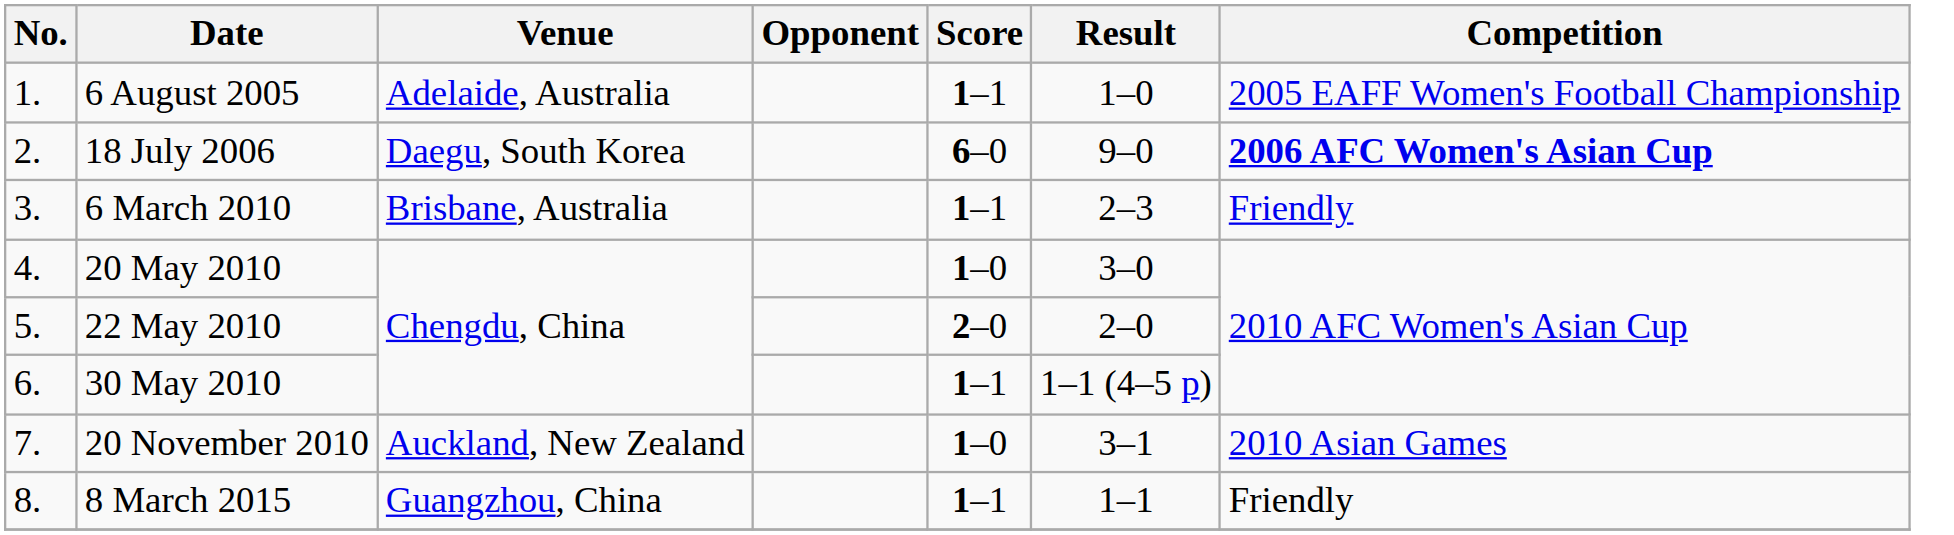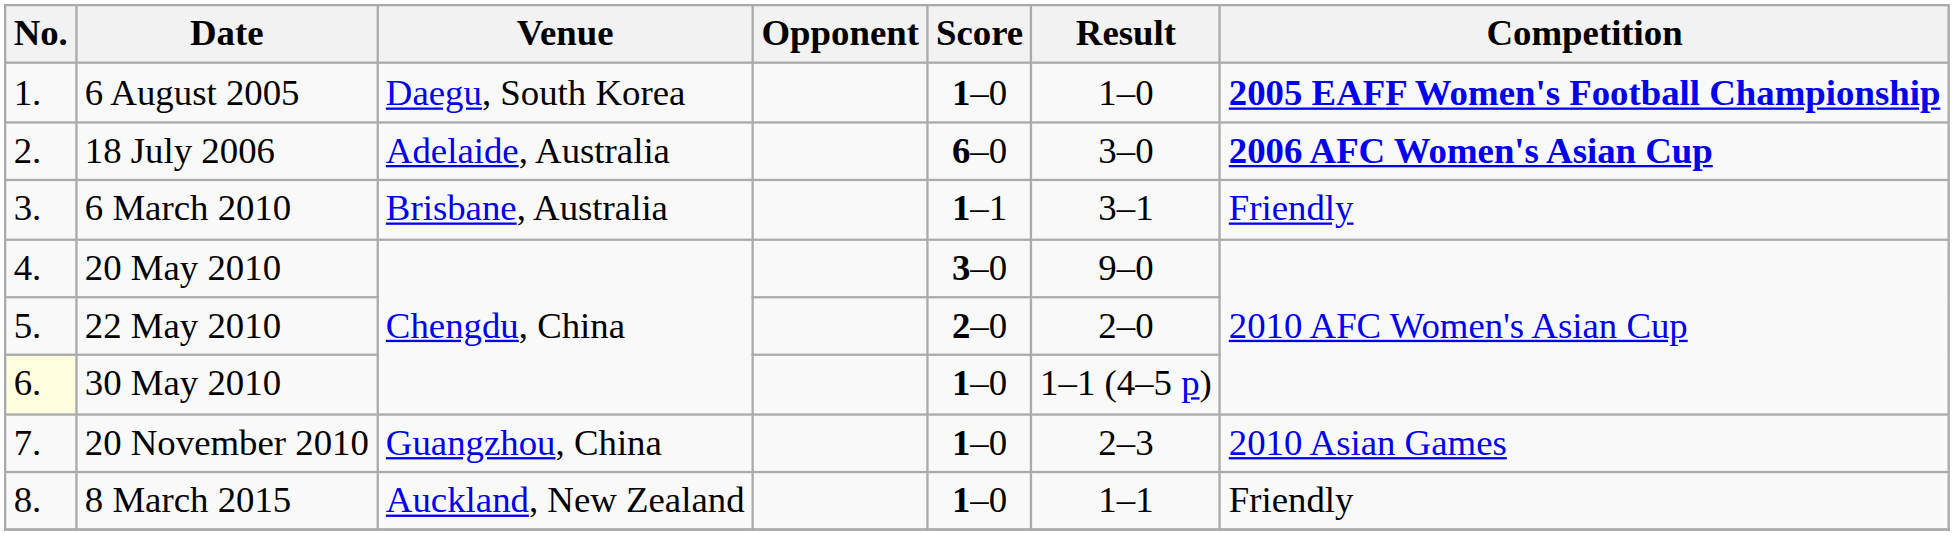(528, 92) Adelaide, Australia -> (536, 92) Daegu, South Korea
(980, 92) 1–1 -> (980, 92) 1–0
(1565, 92) normal -> (1585, 92) bold
(536, 150) Daegu, South Korea -> (528, 150) Adelaide, Australia
(1126, 150) 9–0 -> (1126, 150) 3–0
(1126, 208) 2–3 -> (1126, 208) 3–1
(980, 267) 1–0 -> (980, 267) 3–0
(1126, 267) 3–0 -> (1126, 267) 9–0
(27, 383) no background -> (27, 383) lightyellow background
(980, 383) 1–1 -> (980, 383) 1–0
(565, 442) Auckland, New Zealand -> (524, 442) Guangzhou, China
(1126, 442) 3–1 -> (1126, 442) 2–3
(524, 500) Guangzhou, China -> (565, 500) Auckland, New Zealand
(980, 500) 1–1 -> (980, 500) 1–0
